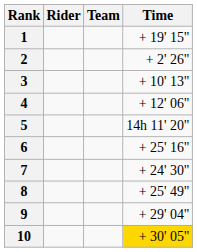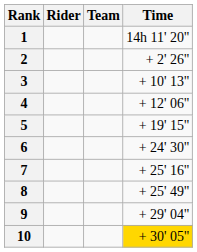(164, 37) + 19' 15" -> (158, 37) 14h 11' 20"
(158, 125) 14h 11' 20" -> (164, 125) + 19' 15"
(164, 147) + 25' 16" -> (164, 147) + 24' 30"
(164, 170) + 24' 30" -> (164, 170) + 25' 16"
